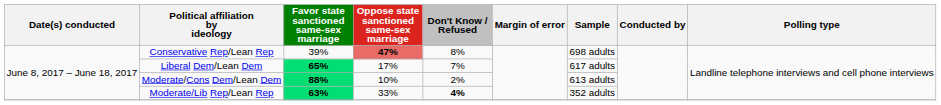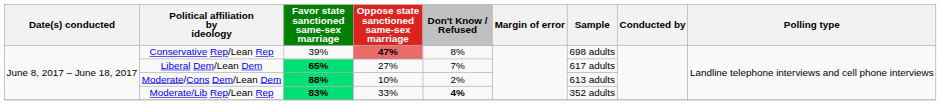(388, 66) 17% -> (388, 66) 27%
(318, 93) 63% -> (318, 93) 83%
